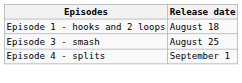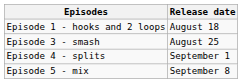+ row: (48, 71)
